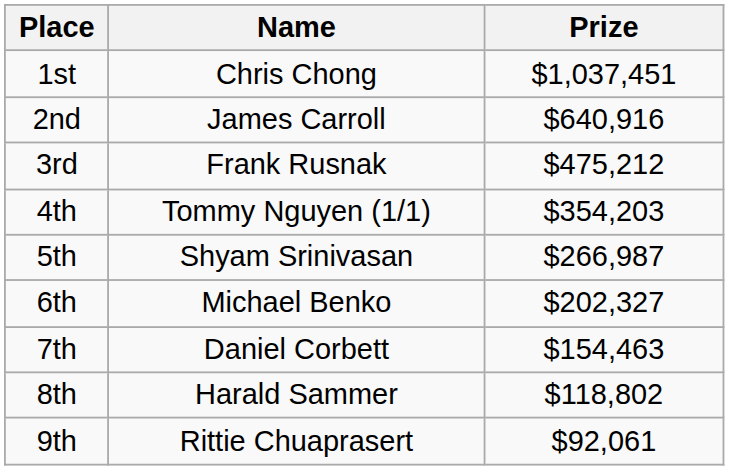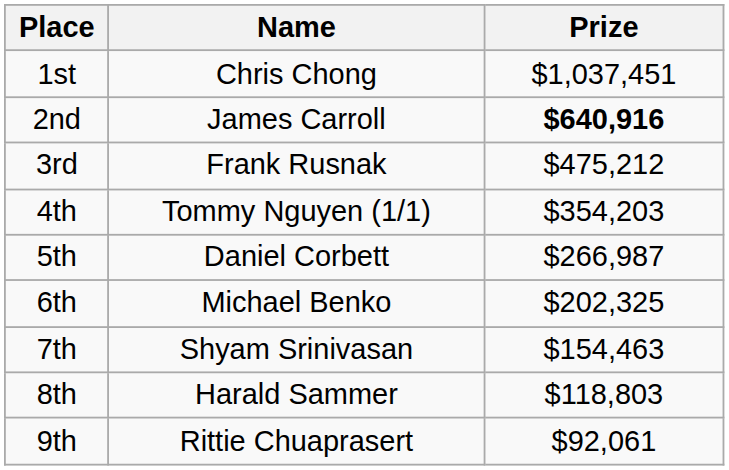(604, 119) normal -> (604, 119) bold
(296, 257) Shyam Srinivasan -> (296, 257) Daniel Corbett
(604, 303) $202,327 -> (604, 303) $202,325
(296, 348) Daniel Corbett -> (296, 348) Shyam Srinivasan
(604, 394) $118,802 -> (604, 394) $118,803
